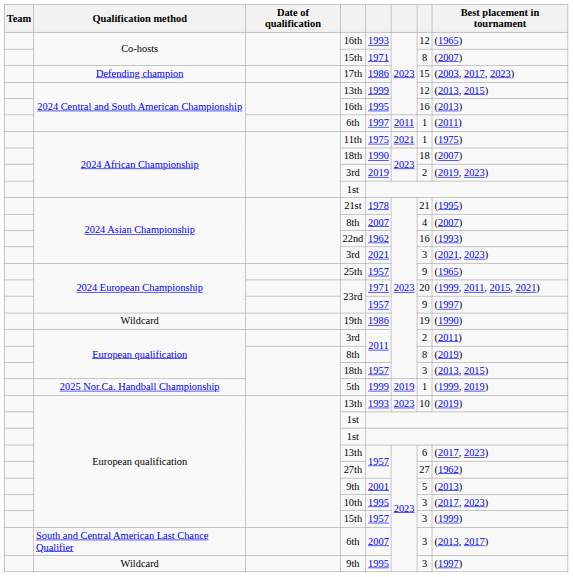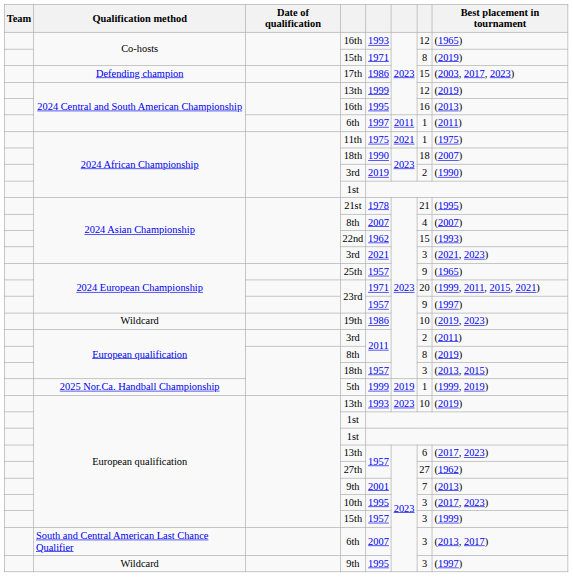(448, 57) (2007) -> (448, 57) (2019)
(461, 90) (2013, 2015) -> (448, 90) (2019)
(461, 172) (2019, 2023) -> (448, 172) (1990)
(424, 238) 16 -> (424, 238) 15
(424, 321) 19 -> (424, 321) 10
(448, 321) (1990) -> (461, 321) (2019, 2023)
(424, 486) 5 -> (424, 486) 7
